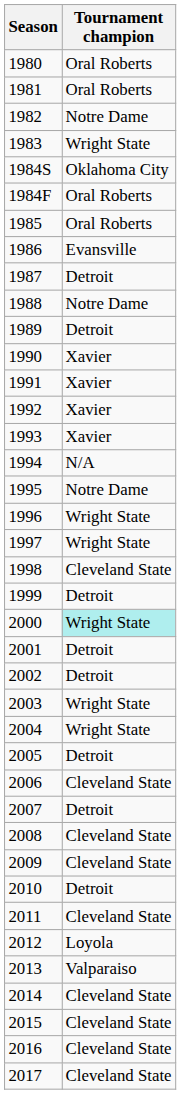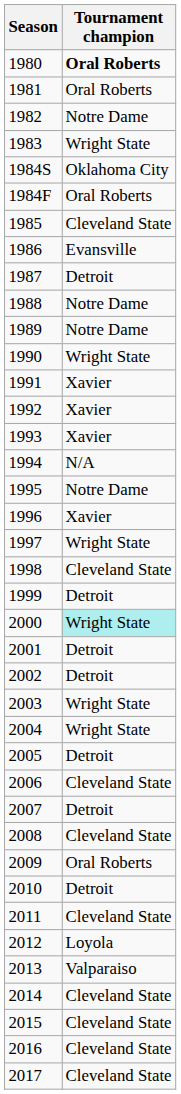(109, 63) normal -> (113, 63) bold
(109, 223) Oral Roberts -> (119, 223) Cleveland State
(89, 329) Detroit -> (107, 329) Notre Dame
(88, 356) Xavier -> (108, 356) Wright State
(108, 516) Wright State -> (88, 516) Xavier
(119, 862) Cleveland State -> (109, 862) Oral Roberts
